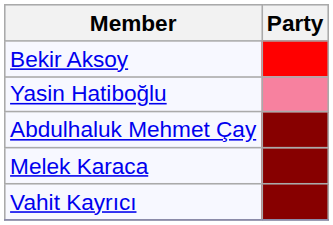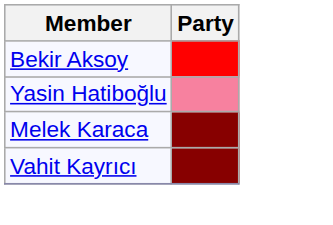- row: (133, 130)
